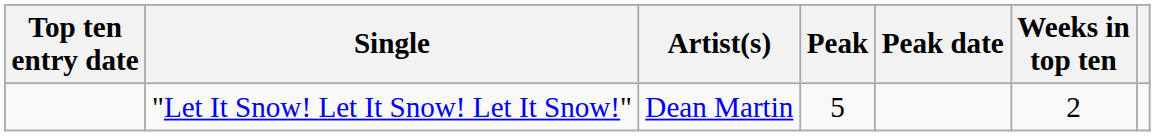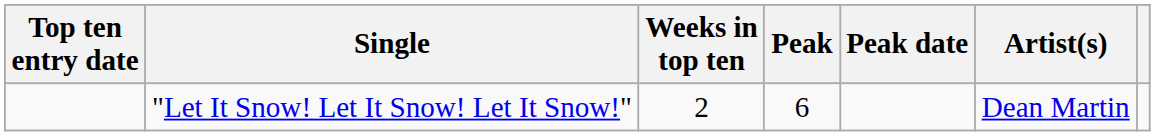columns swapped: (719, 43) <-> (1073, 43)
(838, 106) 5 -> (802, 106) 6
